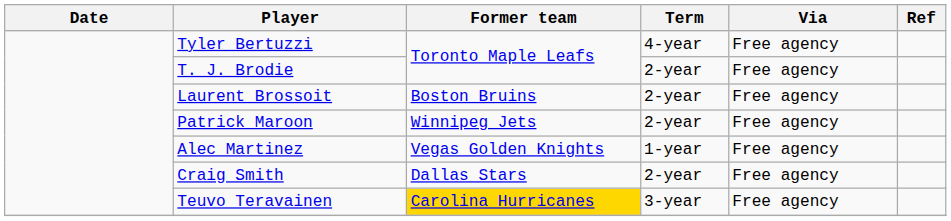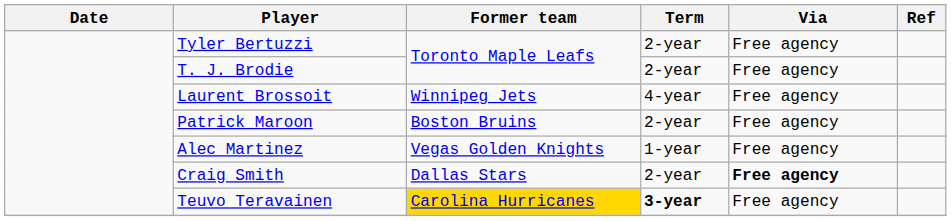(673, 44) 4-year -> (673, 44) 2-year
(474, 97) Boston Bruins -> (474, 97) Winnipeg Jets
(673, 97) 2-year -> (673, 97) 4-year
(474, 123) Winnipeg Jets -> (474, 123) Boston Bruins
(786, 175) normal -> (786, 175) bold
(673, 202) normal -> (673, 202) bold
